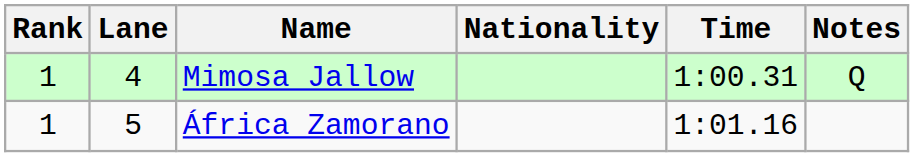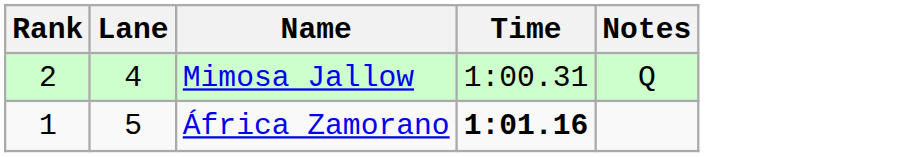- column: (562, 29)
(48, 78) 1 -> (48, 78) 2
(736, 126) normal -> (526, 126) bold
